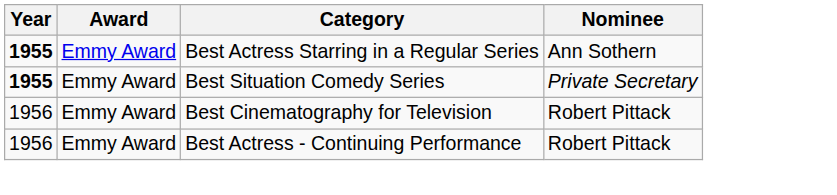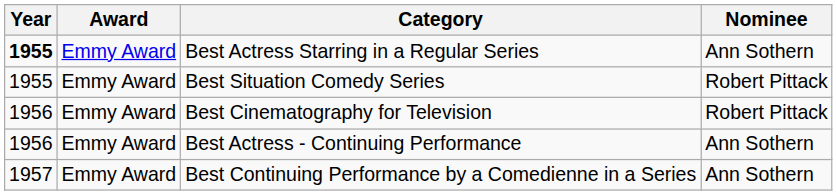(31, 81) bold -> (31, 81) normal
(623, 81) Private Secretary -> (767, 81) Robert Pittack
(609, 143) Robert Pittack -> (759, 143) Ann Sothern
+ row: (441, 174)
